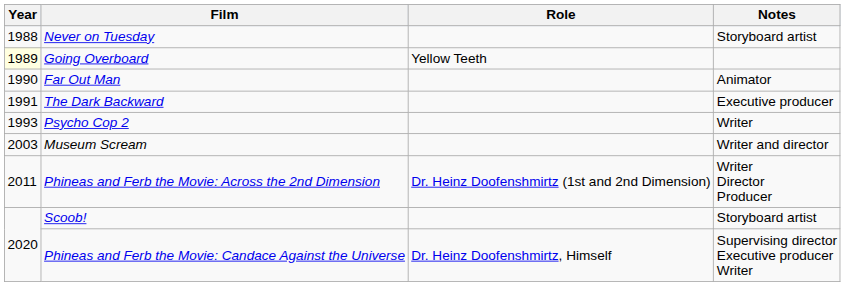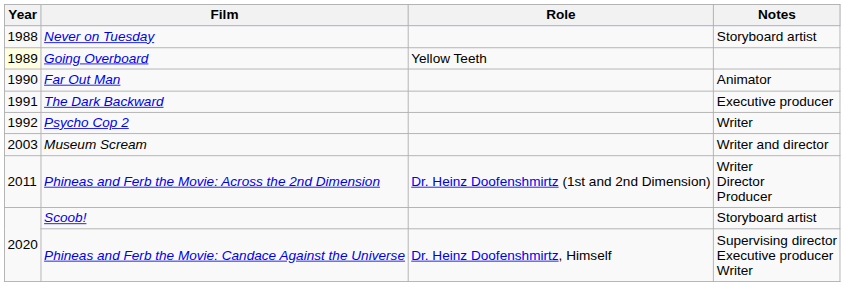(23, 123) 1993 -> (23, 123) 1992
